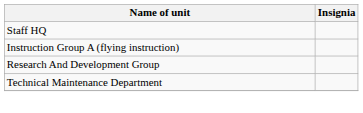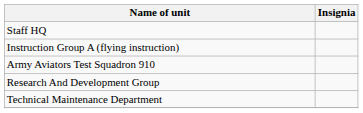+ row: (81, 64)
